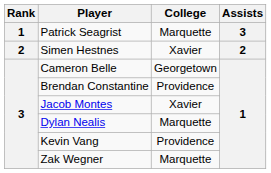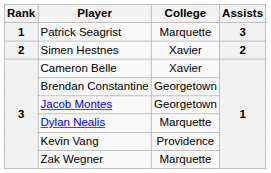(185, 68) Georgetown -> (185, 68) Xavier
(185, 86) Providence -> (185, 86) Georgetown
(185, 104) Xavier -> (185, 104) Georgetown
